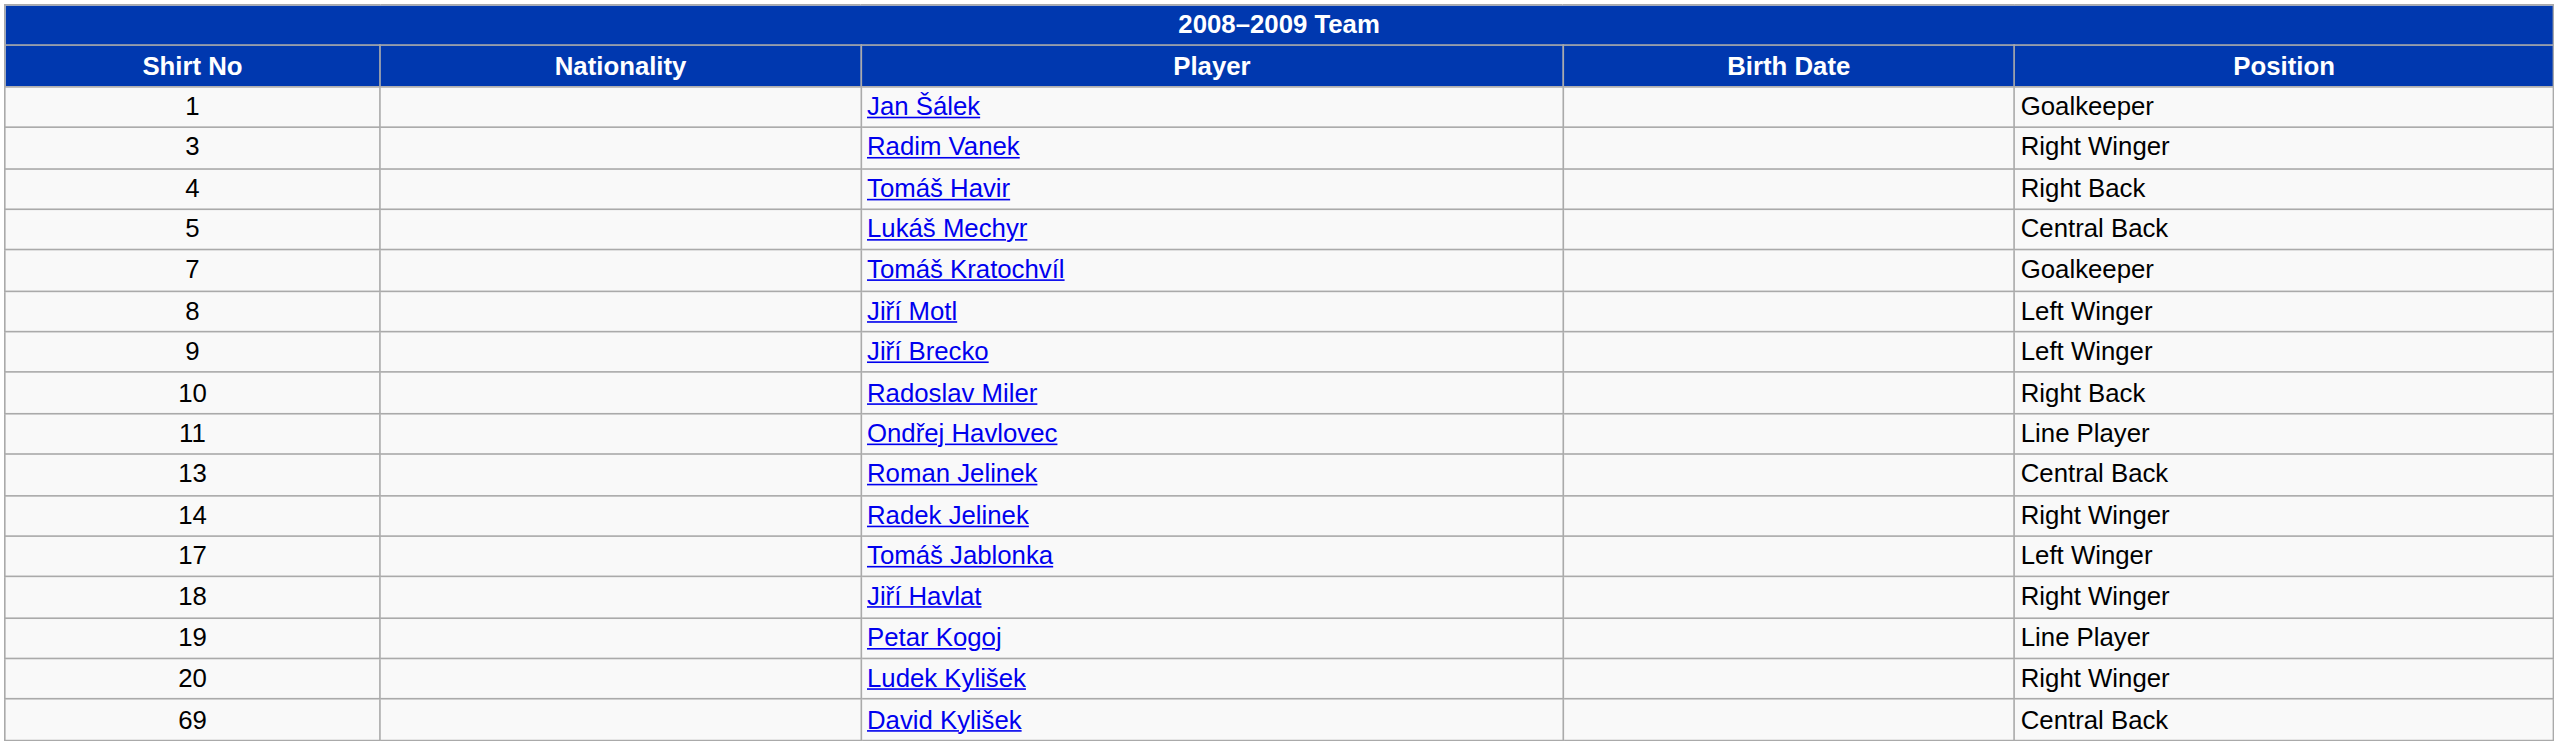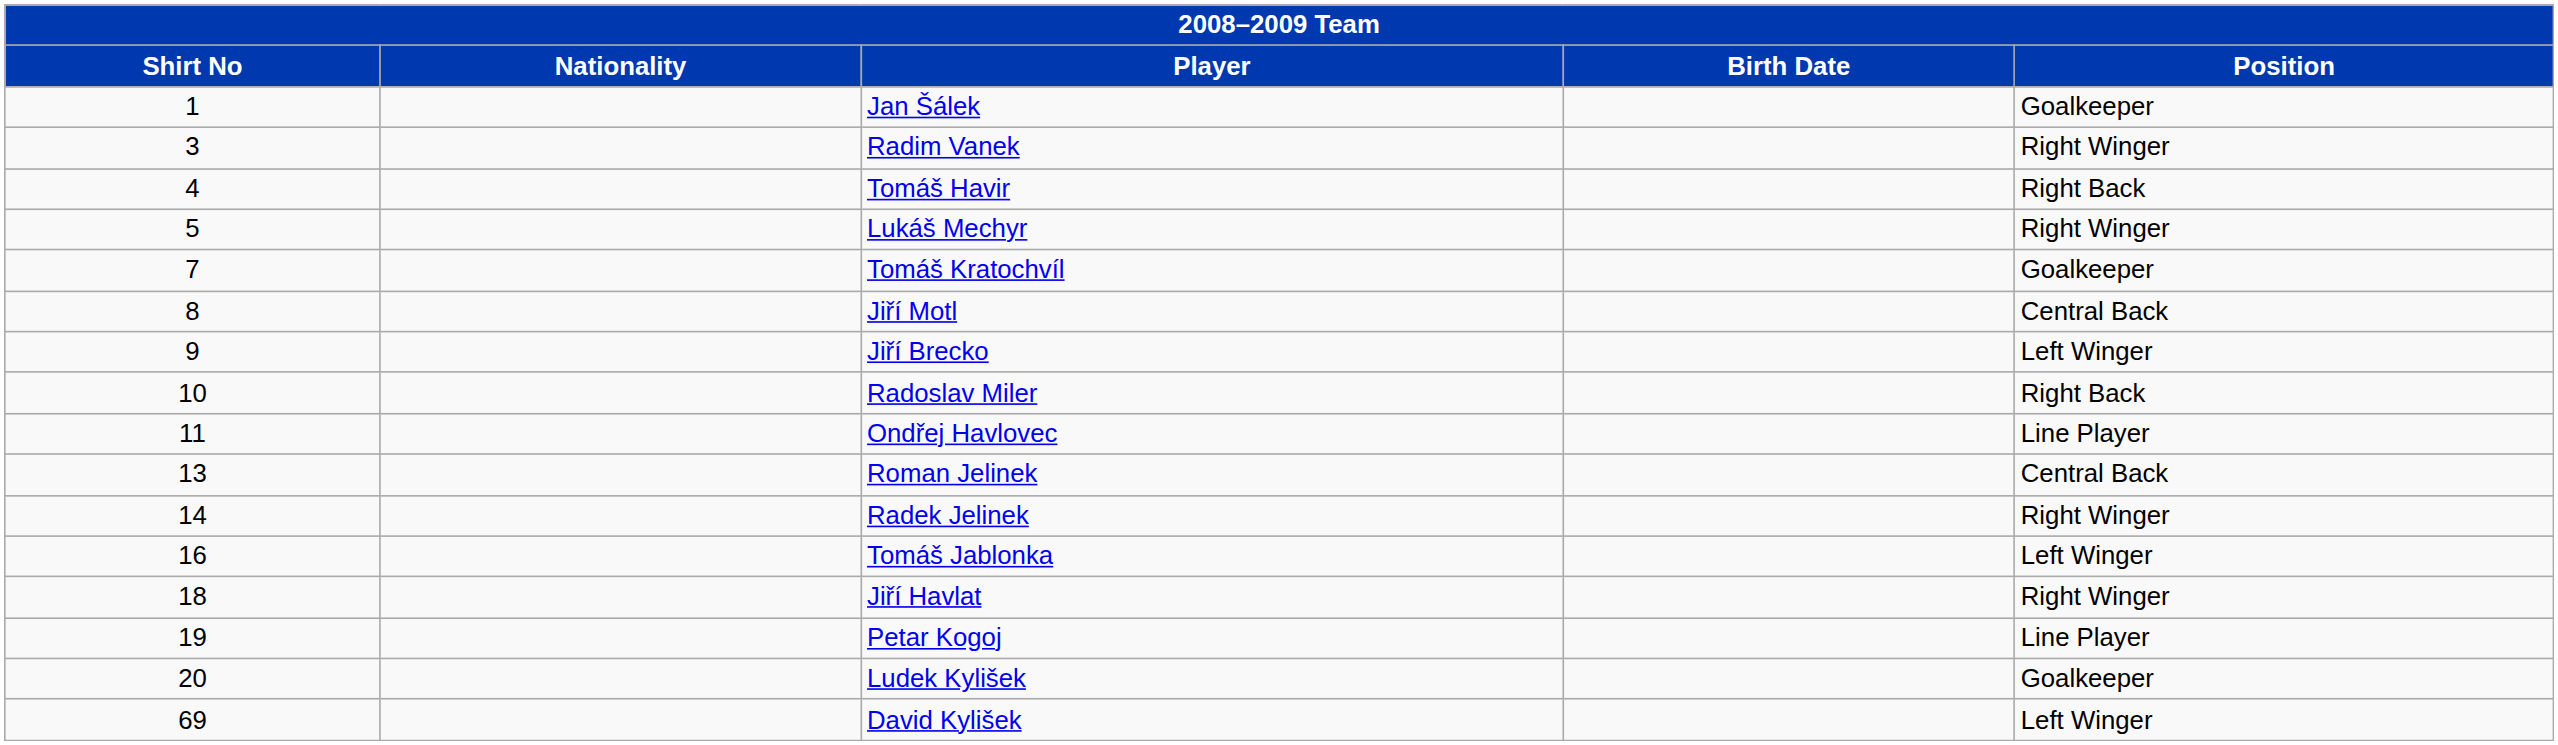(2094, 229) Central Back -> (2095, 229) Right Winger
(2087, 310) Left Winger -> (2094, 310) Central Back
(192, 556) 17 -> (192, 556) 16
(2095, 678) Right Winger -> (2087, 678) Goalkeeper
(2094, 719) Central Back -> (2087, 719) Left Winger
